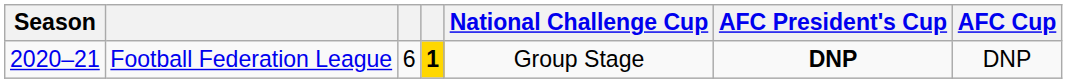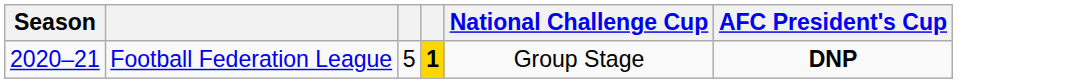- column: (1007, 22)
(409, 59) 6 -> (409, 59) 5
